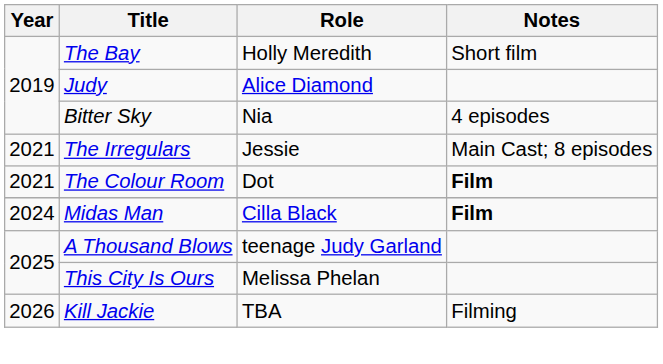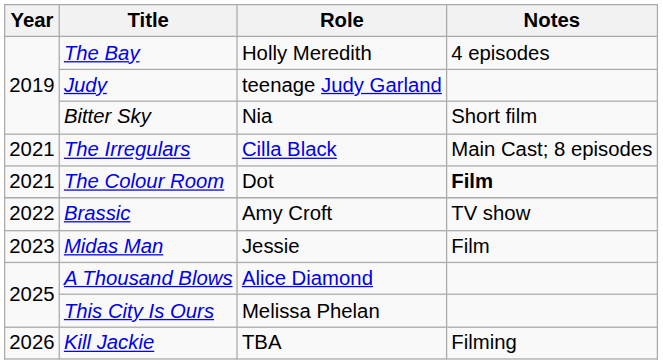(494, 52) Short film -> (500, 52) 4 episodes
(307, 85) Alice Diamond -> (342, 85) teenage Judy Garland
(500, 117) 4 episodes -> (494, 117) Short film
(271, 149) Jessie -> (289, 149) Cilla Black
+ row: (97, 213)
(32, 213) 2024 -> (32, 246) 2023
(289, 213) Cilla Black -> (271, 246) Jessie
(472, 213) bold -> (470, 246) normal
(342, 246) teenage Judy Garland -> (307, 278) Alice Diamond
